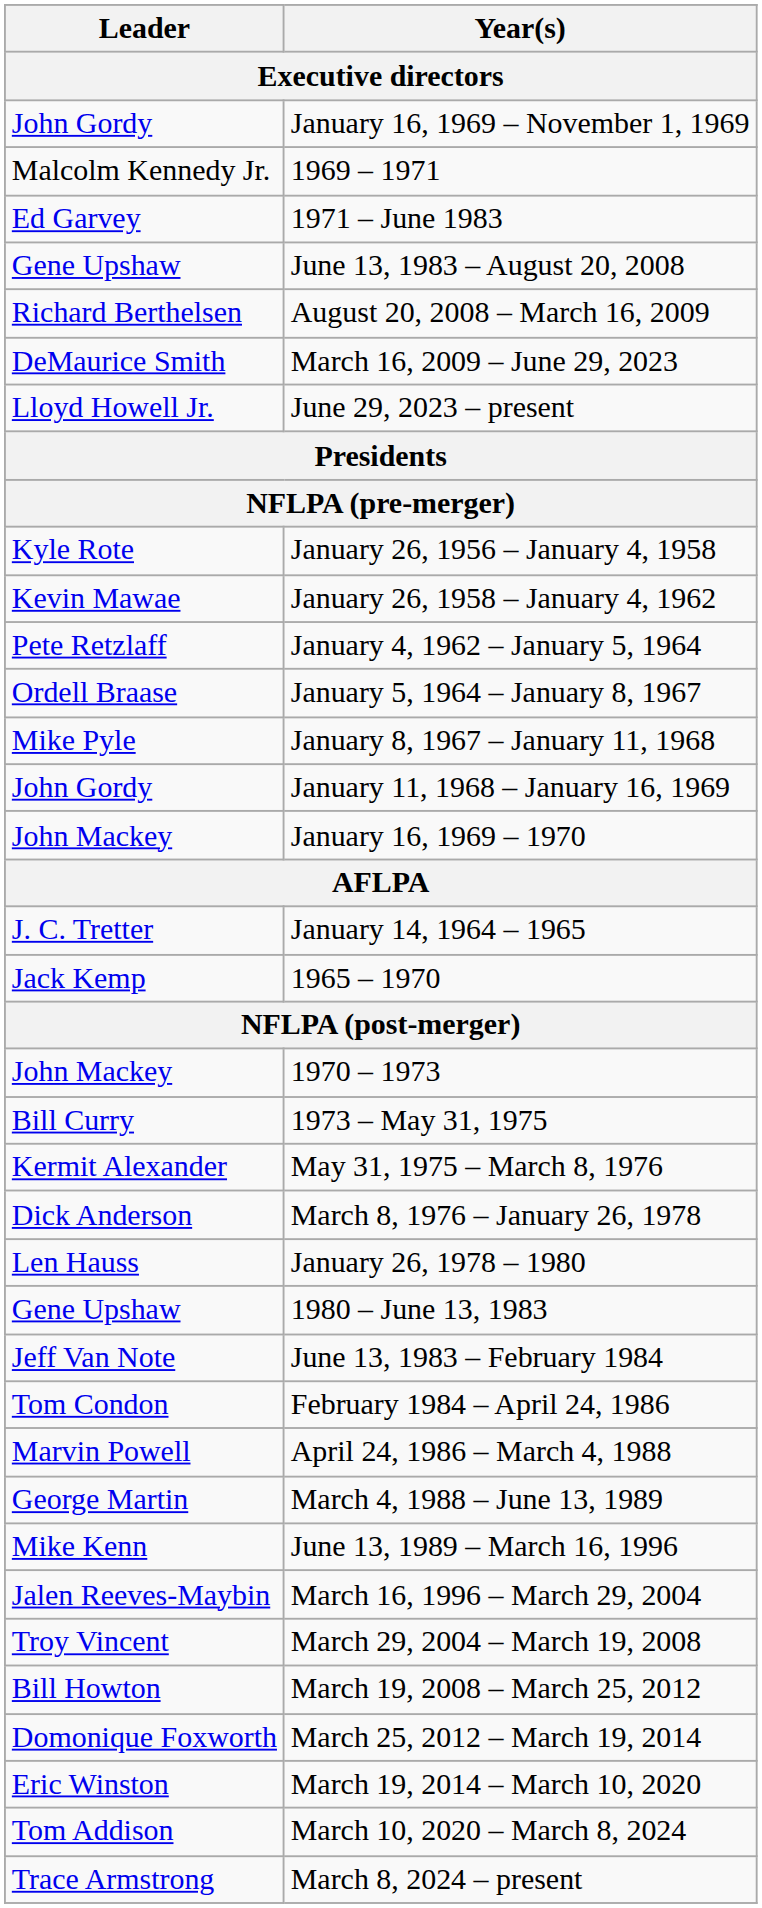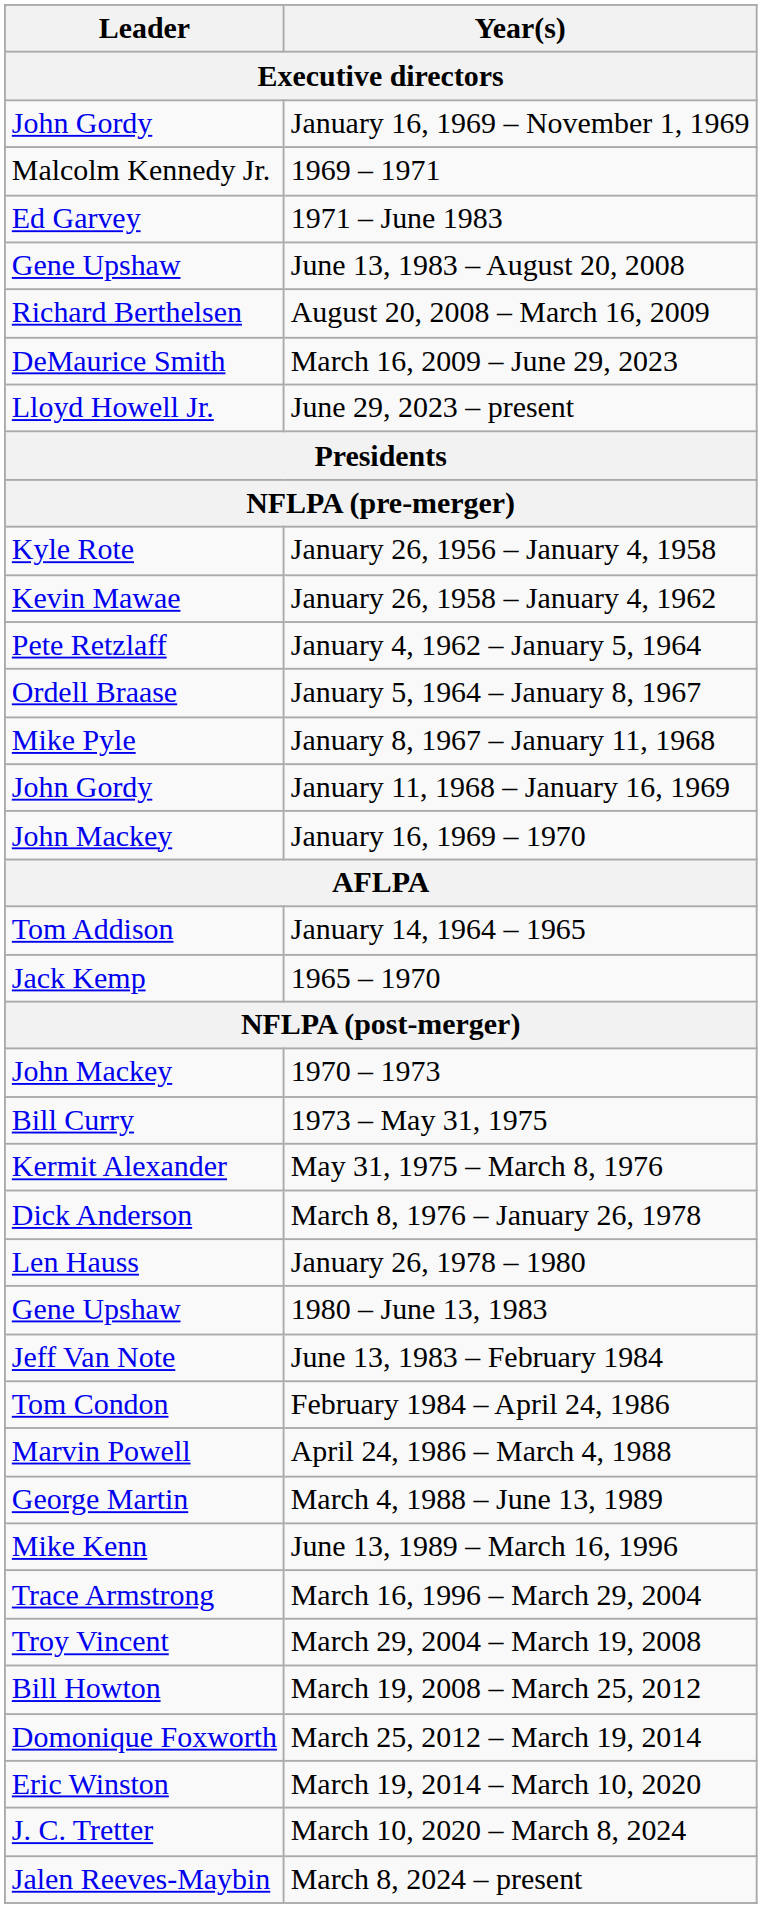(82, 929) J. C. Tretter -> (93, 929) Tom Addison
(141, 1594) Jalen Reeves-Maybin -> (113, 1594) Trace Armstrong
(93, 1831) Tom Addison -> (82, 1831) J. C. Tretter
(113, 1878) Trace Armstrong -> (141, 1878) Jalen Reeves-Maybin
